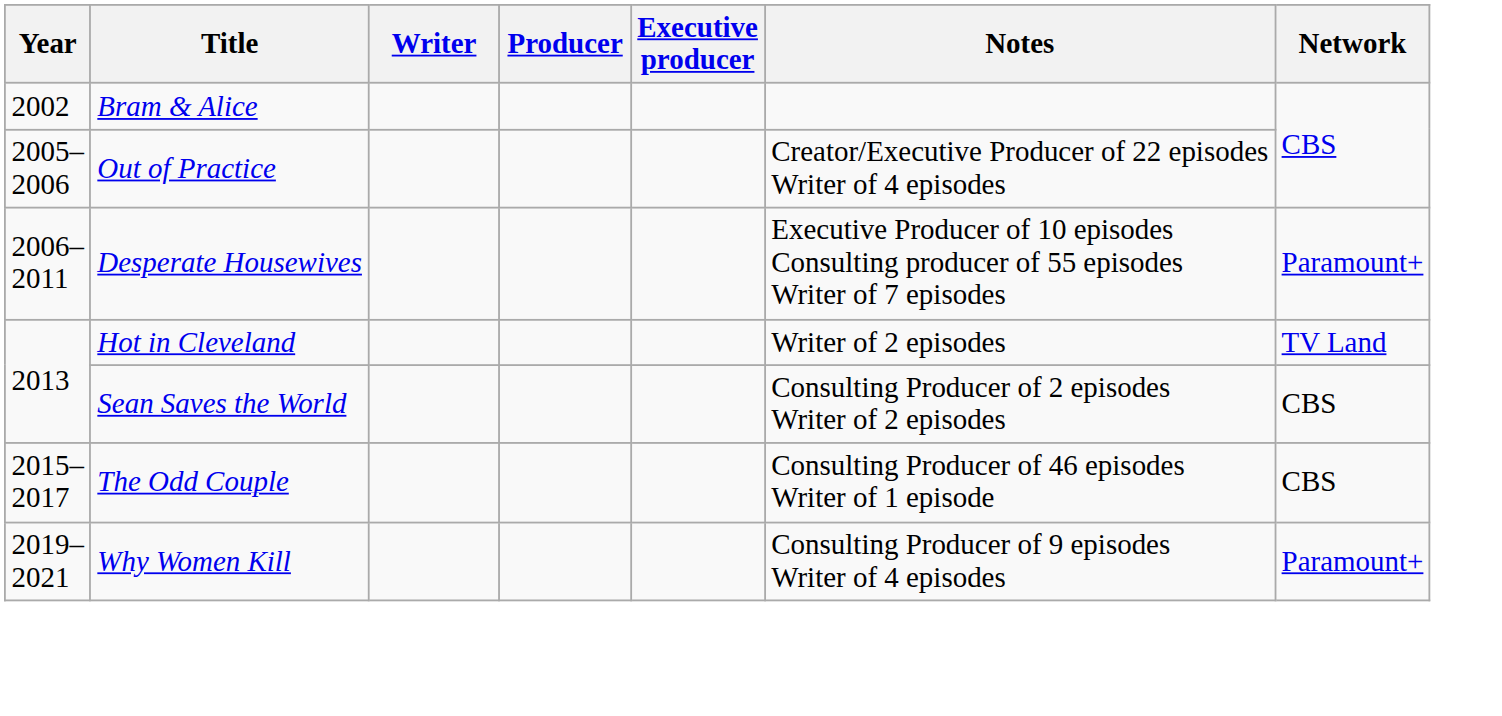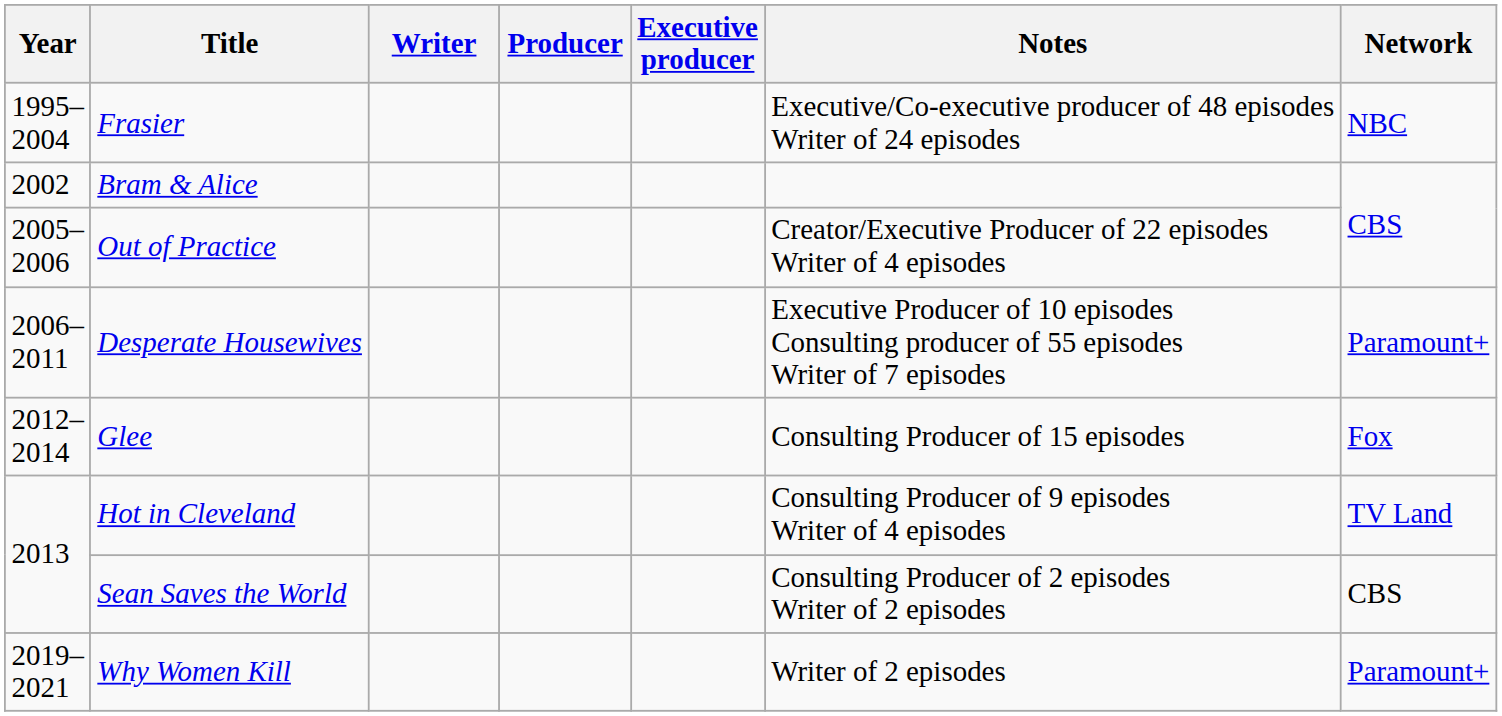+ row: (141, 122)
+ row: (125, 436)
(889, 341) Writer of 2 episodes -> (971, 514) Consulting Producer of 9 episodes Writer of 4 episodes
- row: (193, 482)
(971, 560) Consulting Producer of 9 episodes Writer of 4 episodes -> (889, 671) Writer of 2 episodes
